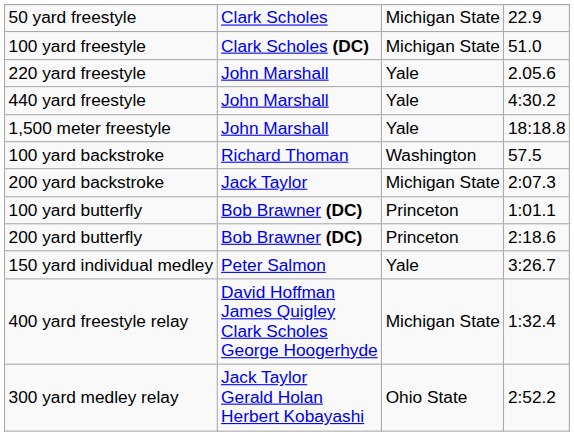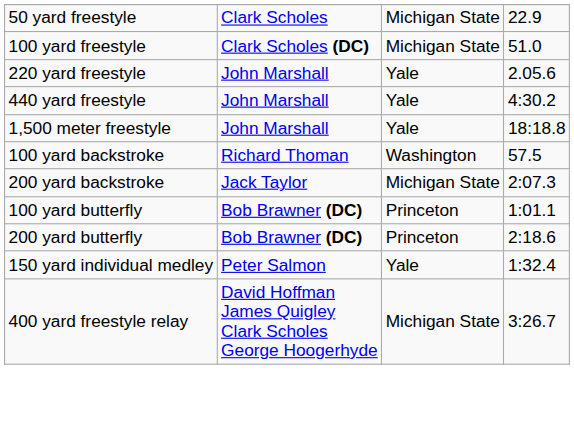(532, 264) 3:26.7 -> (532, 264) 1:32.4
(532, 321) 1:32.4 -> (532, 321) 3:26.7
- row: (94, 397)
